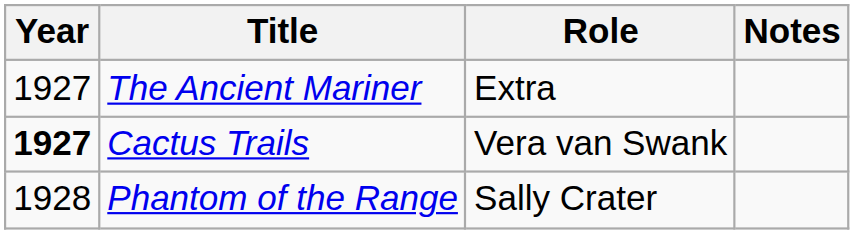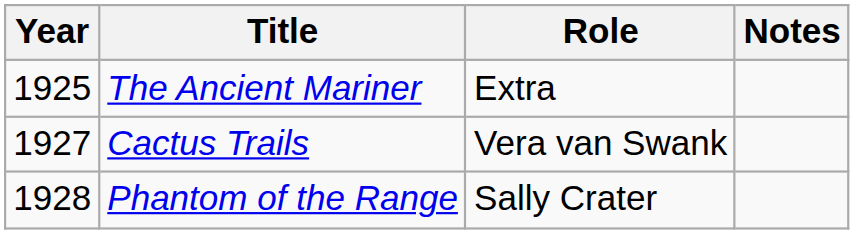(52, 87) 1927 -> (52, 87) 1925
(52, 143) bold -> (52, 143) normal
